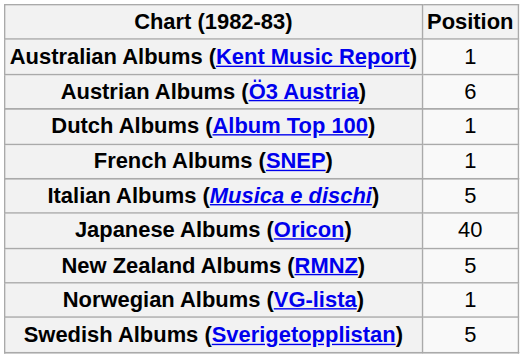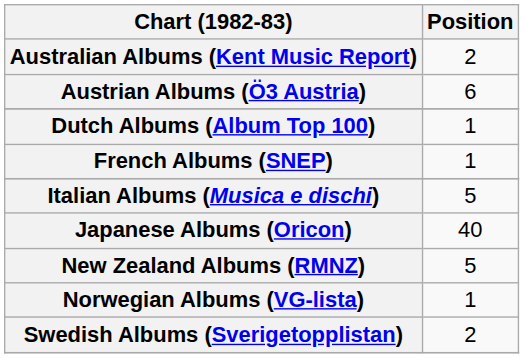(470, 56) 1 -> (470, 56) 2
(470, 334) 5 -> (470, 334) 2
